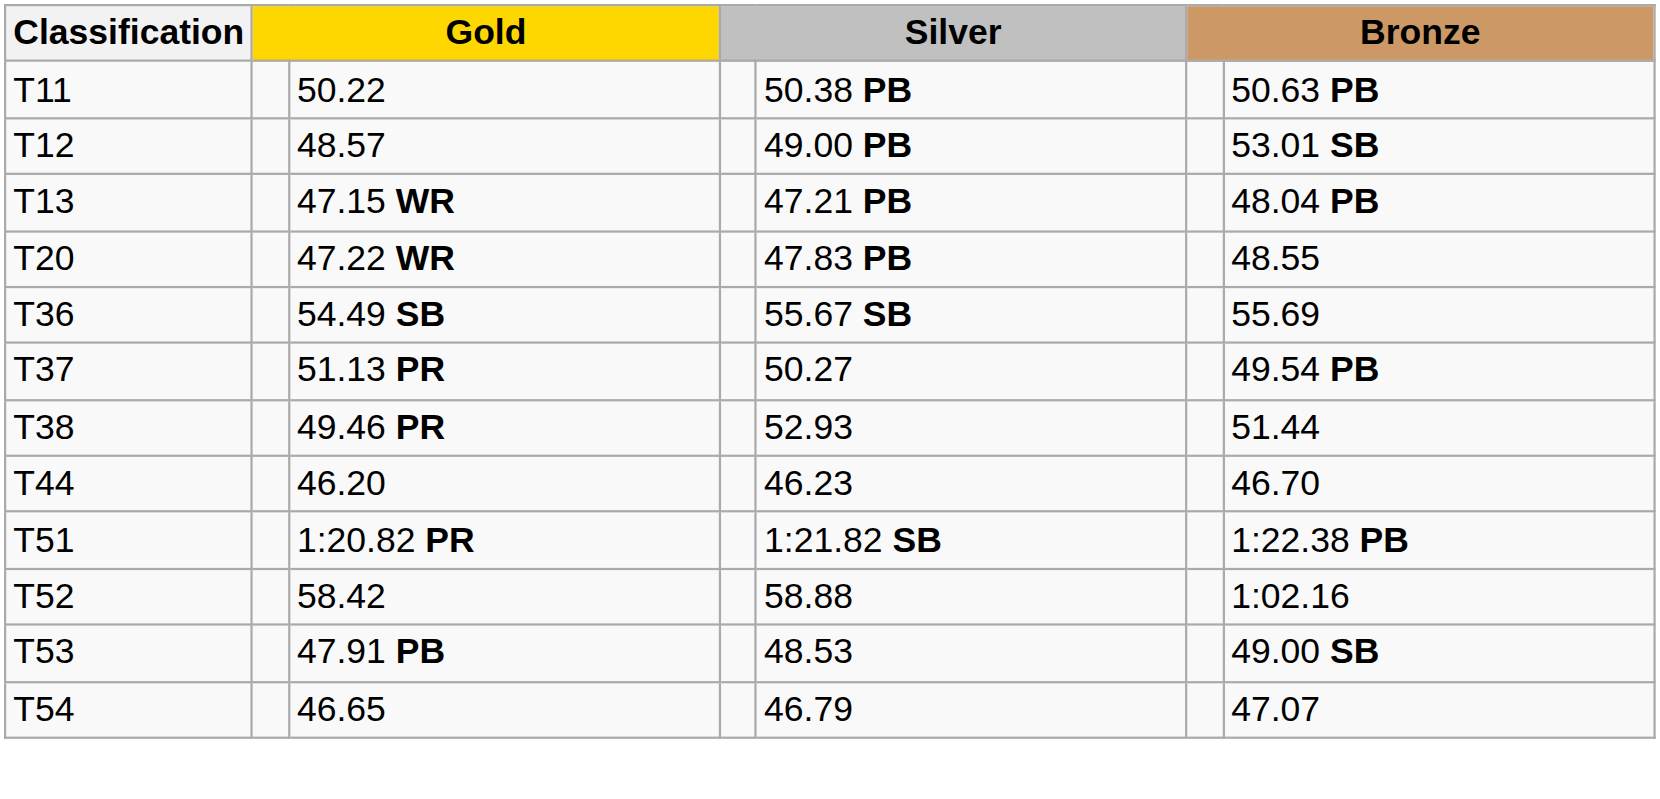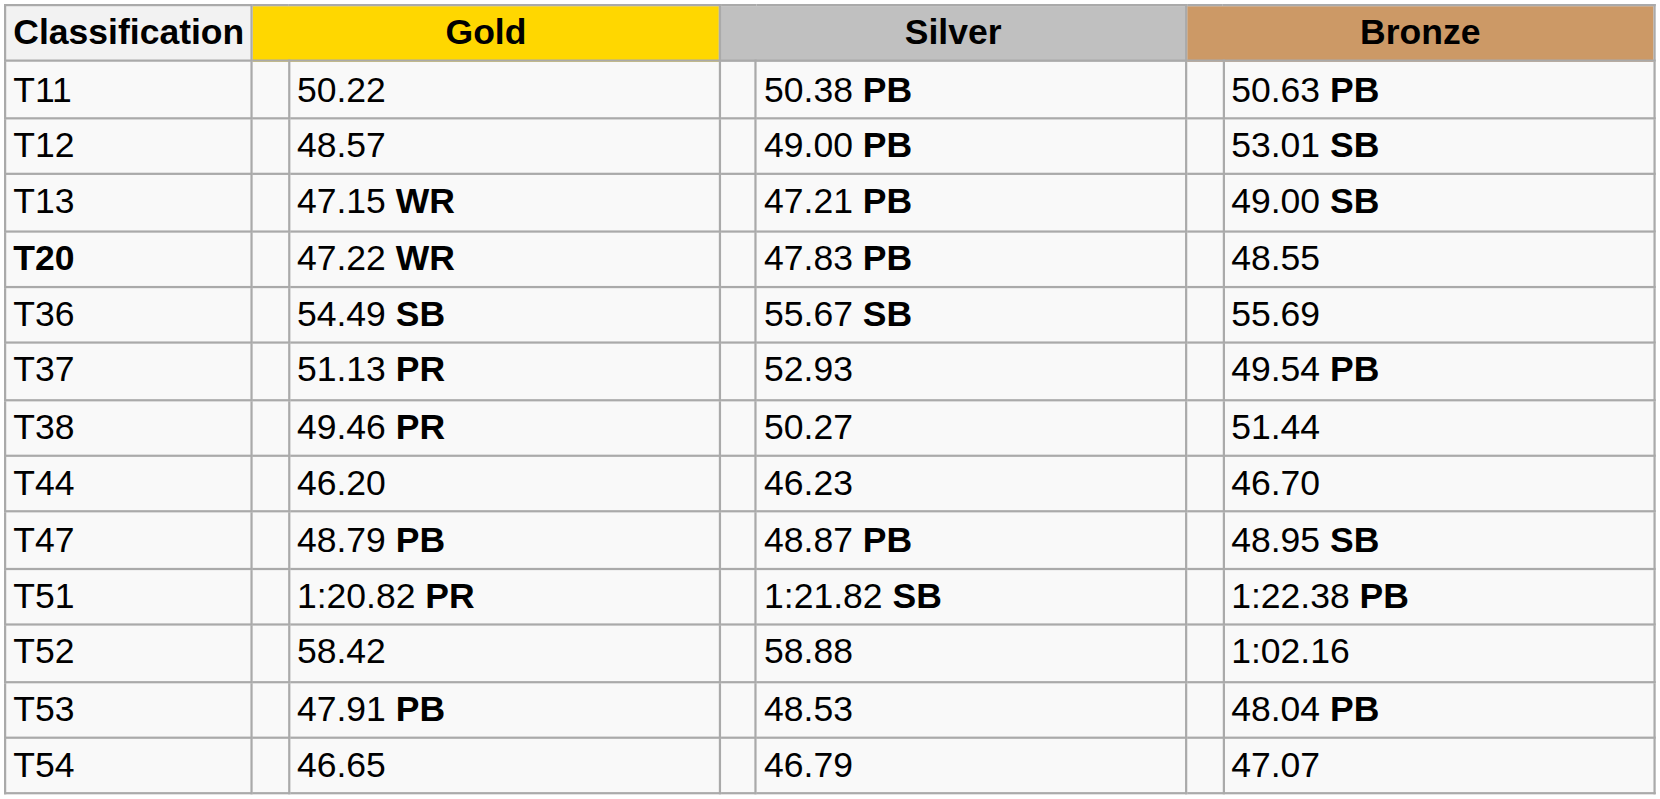(1305, 201) 48.04 PB -> (1305, 201) 49.00 SB
(44, 257) normal -> (44, 257) bold
(809, 370) 50.27 -> (809, 370) 52.93
(809, 426) 52.93 -> (809, 426) 50.27
+ row: (371, 539)
(1305, 652) 49.00 SB -> (1305, 708) 48.04 PB
